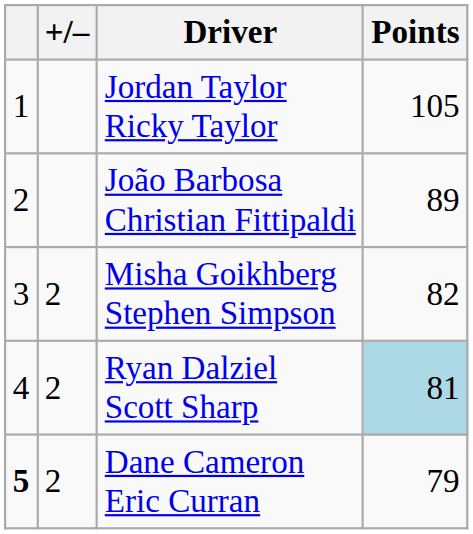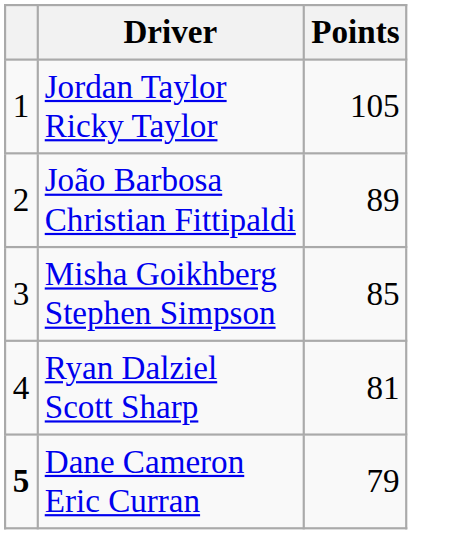- column: (67, 32)
(443, 294) 82 -> (383, 294) 85
(443, 387) lightblue background -> (383, 387) no background
